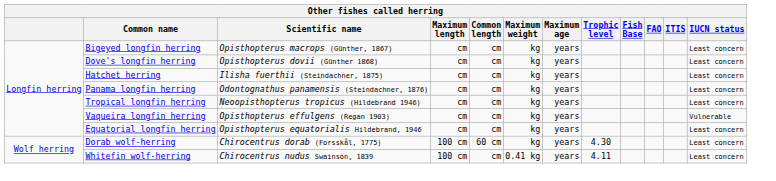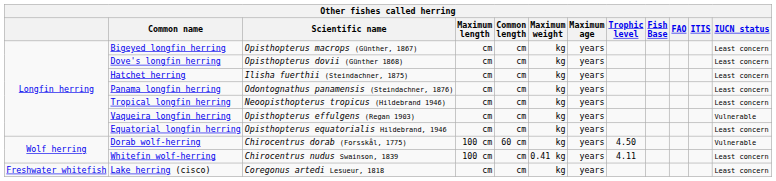(601, 143) 4.30 -> (626, 143) 4.50
(716, 143) Least concern -> (735, 143) Vulnerable
+ row: (161, 170)
